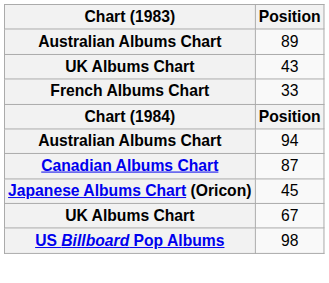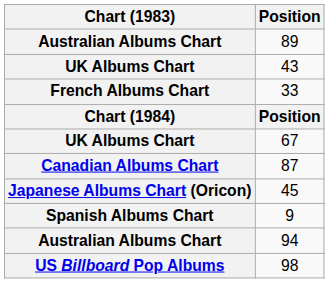rows swapped: (290, 141) <-> (290, 215)
+ row: (290, 215)
